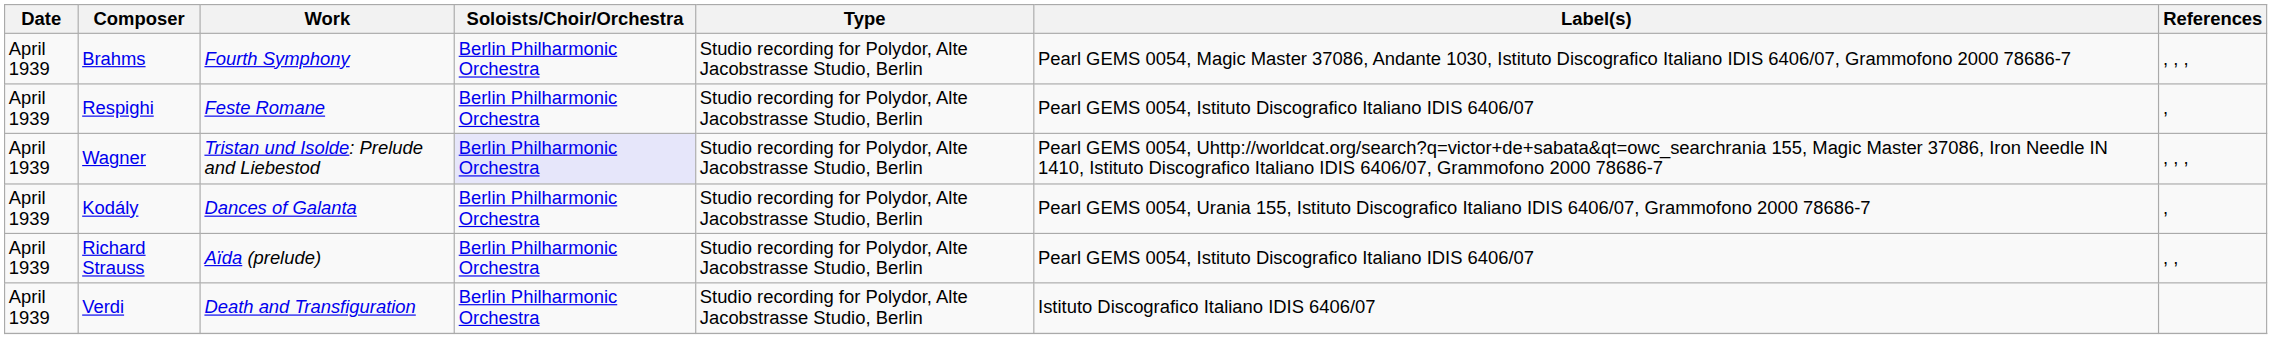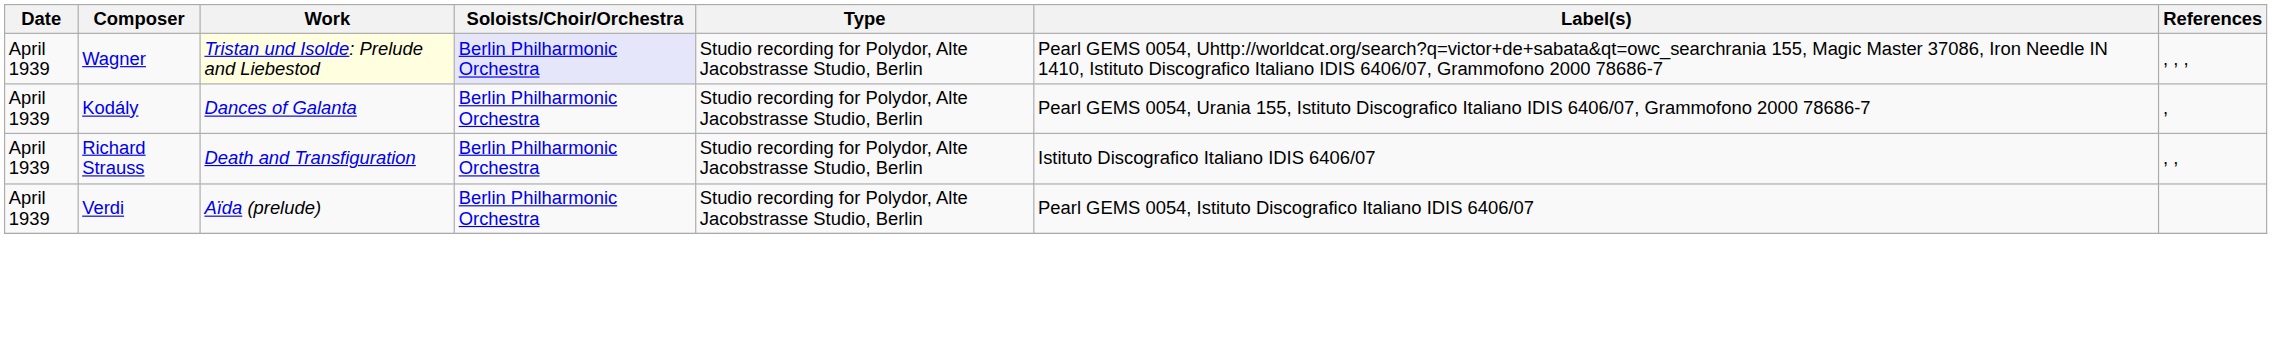- row: (114, 58)
- row: (118, 108)
(314, 158) no background -> (314, 58) lightyellow background
(263, 258) Aïda (prelude) -> (310, 158) Death and Transfiguration
(1286, 258) Pearl GEMS 0054, Istituto Discografico Italiano IDIS 6406/07 -> (1207, 158) Istituto Discografico Italiano IDIS 6406/07
(310, 308) Death and Transfiguration -> (263, 208) Aïda (prelude)
(1207, 308) Istituto Discografico Italiano IDIS 6406/07 -> (1286, 208) Pearl GEMS 0054, Istituto Discografico Italiano IDIS 6406/07
